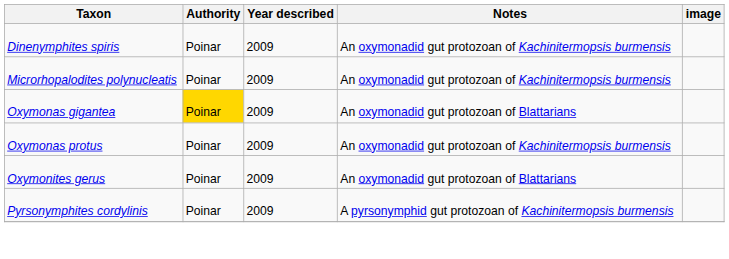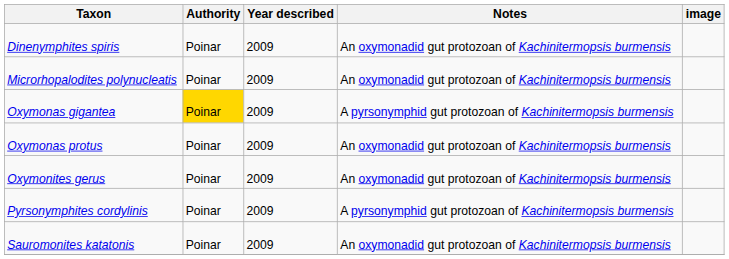(458, 113) An oxymonadid gut protozoan of Blattarians -> (507, 113) A pyrsonymphid gut protozoan of Kachinitermopsis burmensis
(458, 178) An oxymonadid gut protozoan of Blattarians -> (506, 178) An oxymonadid gut protozoan of Kachinitermopsis burmensis
+ row: (71, 244)
